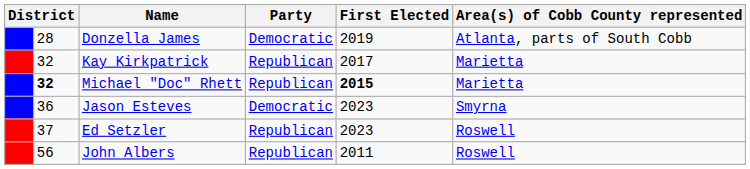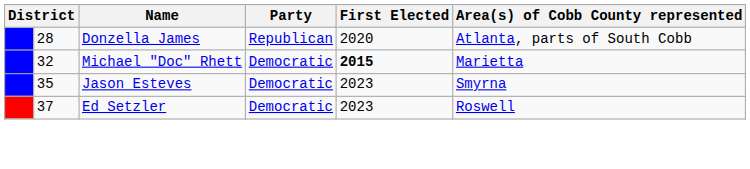(291, 39) Democratic -> (291, 39) Republican
(357, 39) 2019 -> (357, 39) 2020
- row: (145, 62)
(45, 85) bold -> (45, 62) normal
(291, 85) Republican -> (291, 62) Democratic
(45, 108) 36 -> (45, 85) 35
(291, 130) Republican -> (291, 108) Democratic
- row: (128, 153)
